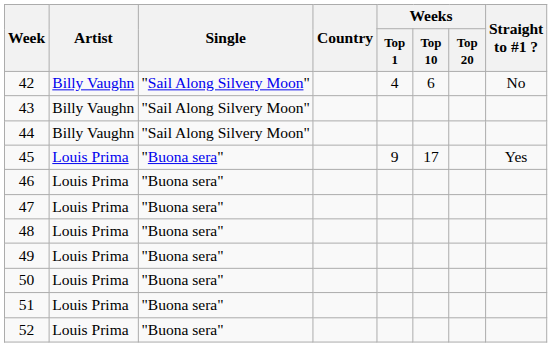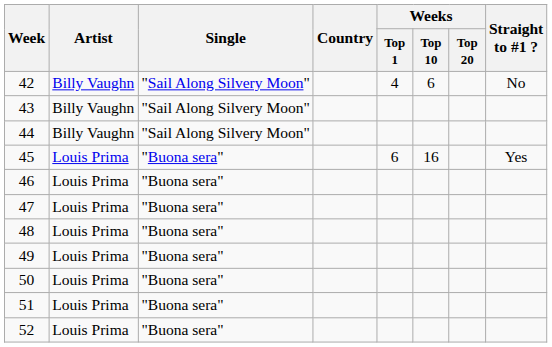(395, 157) 9 -> (395, 157) 6
(431, 157) 17 -> (431, 157) 16
